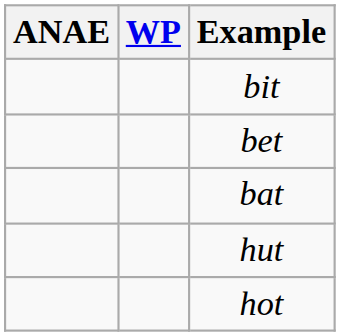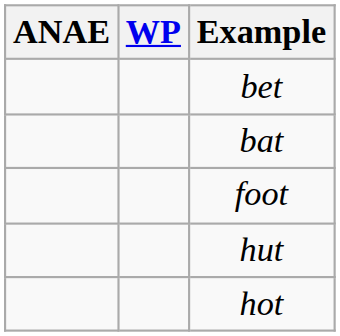- row: (261, 86)
+ row: (261, 194)
